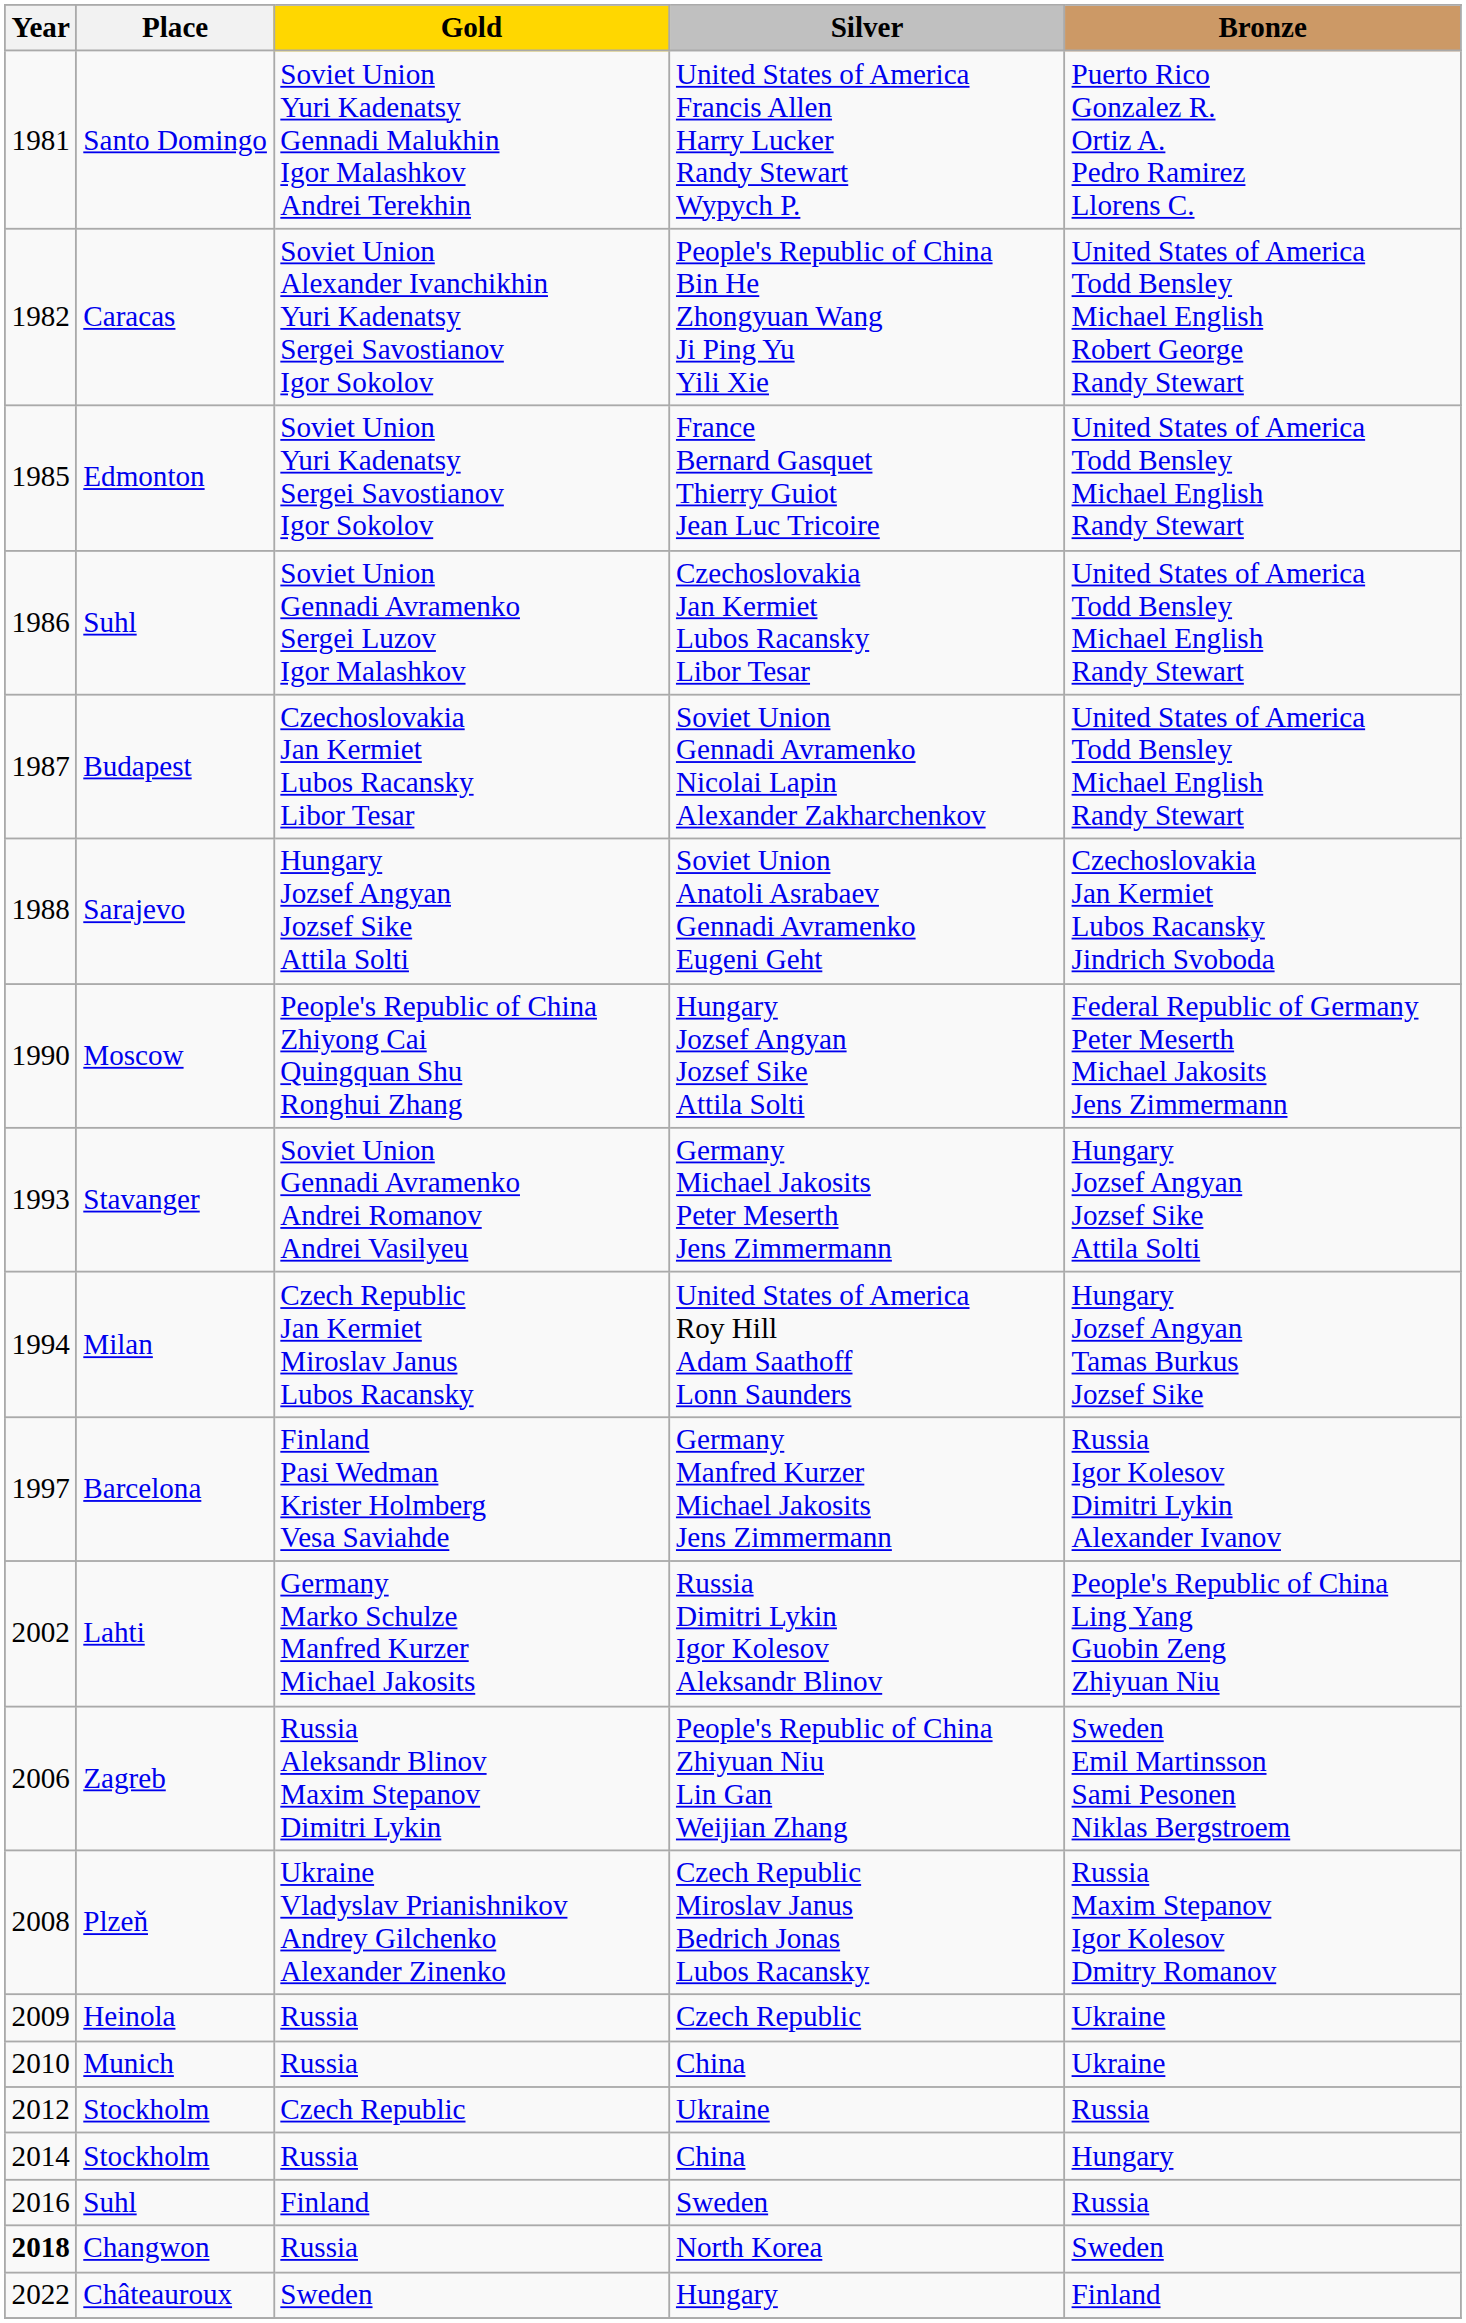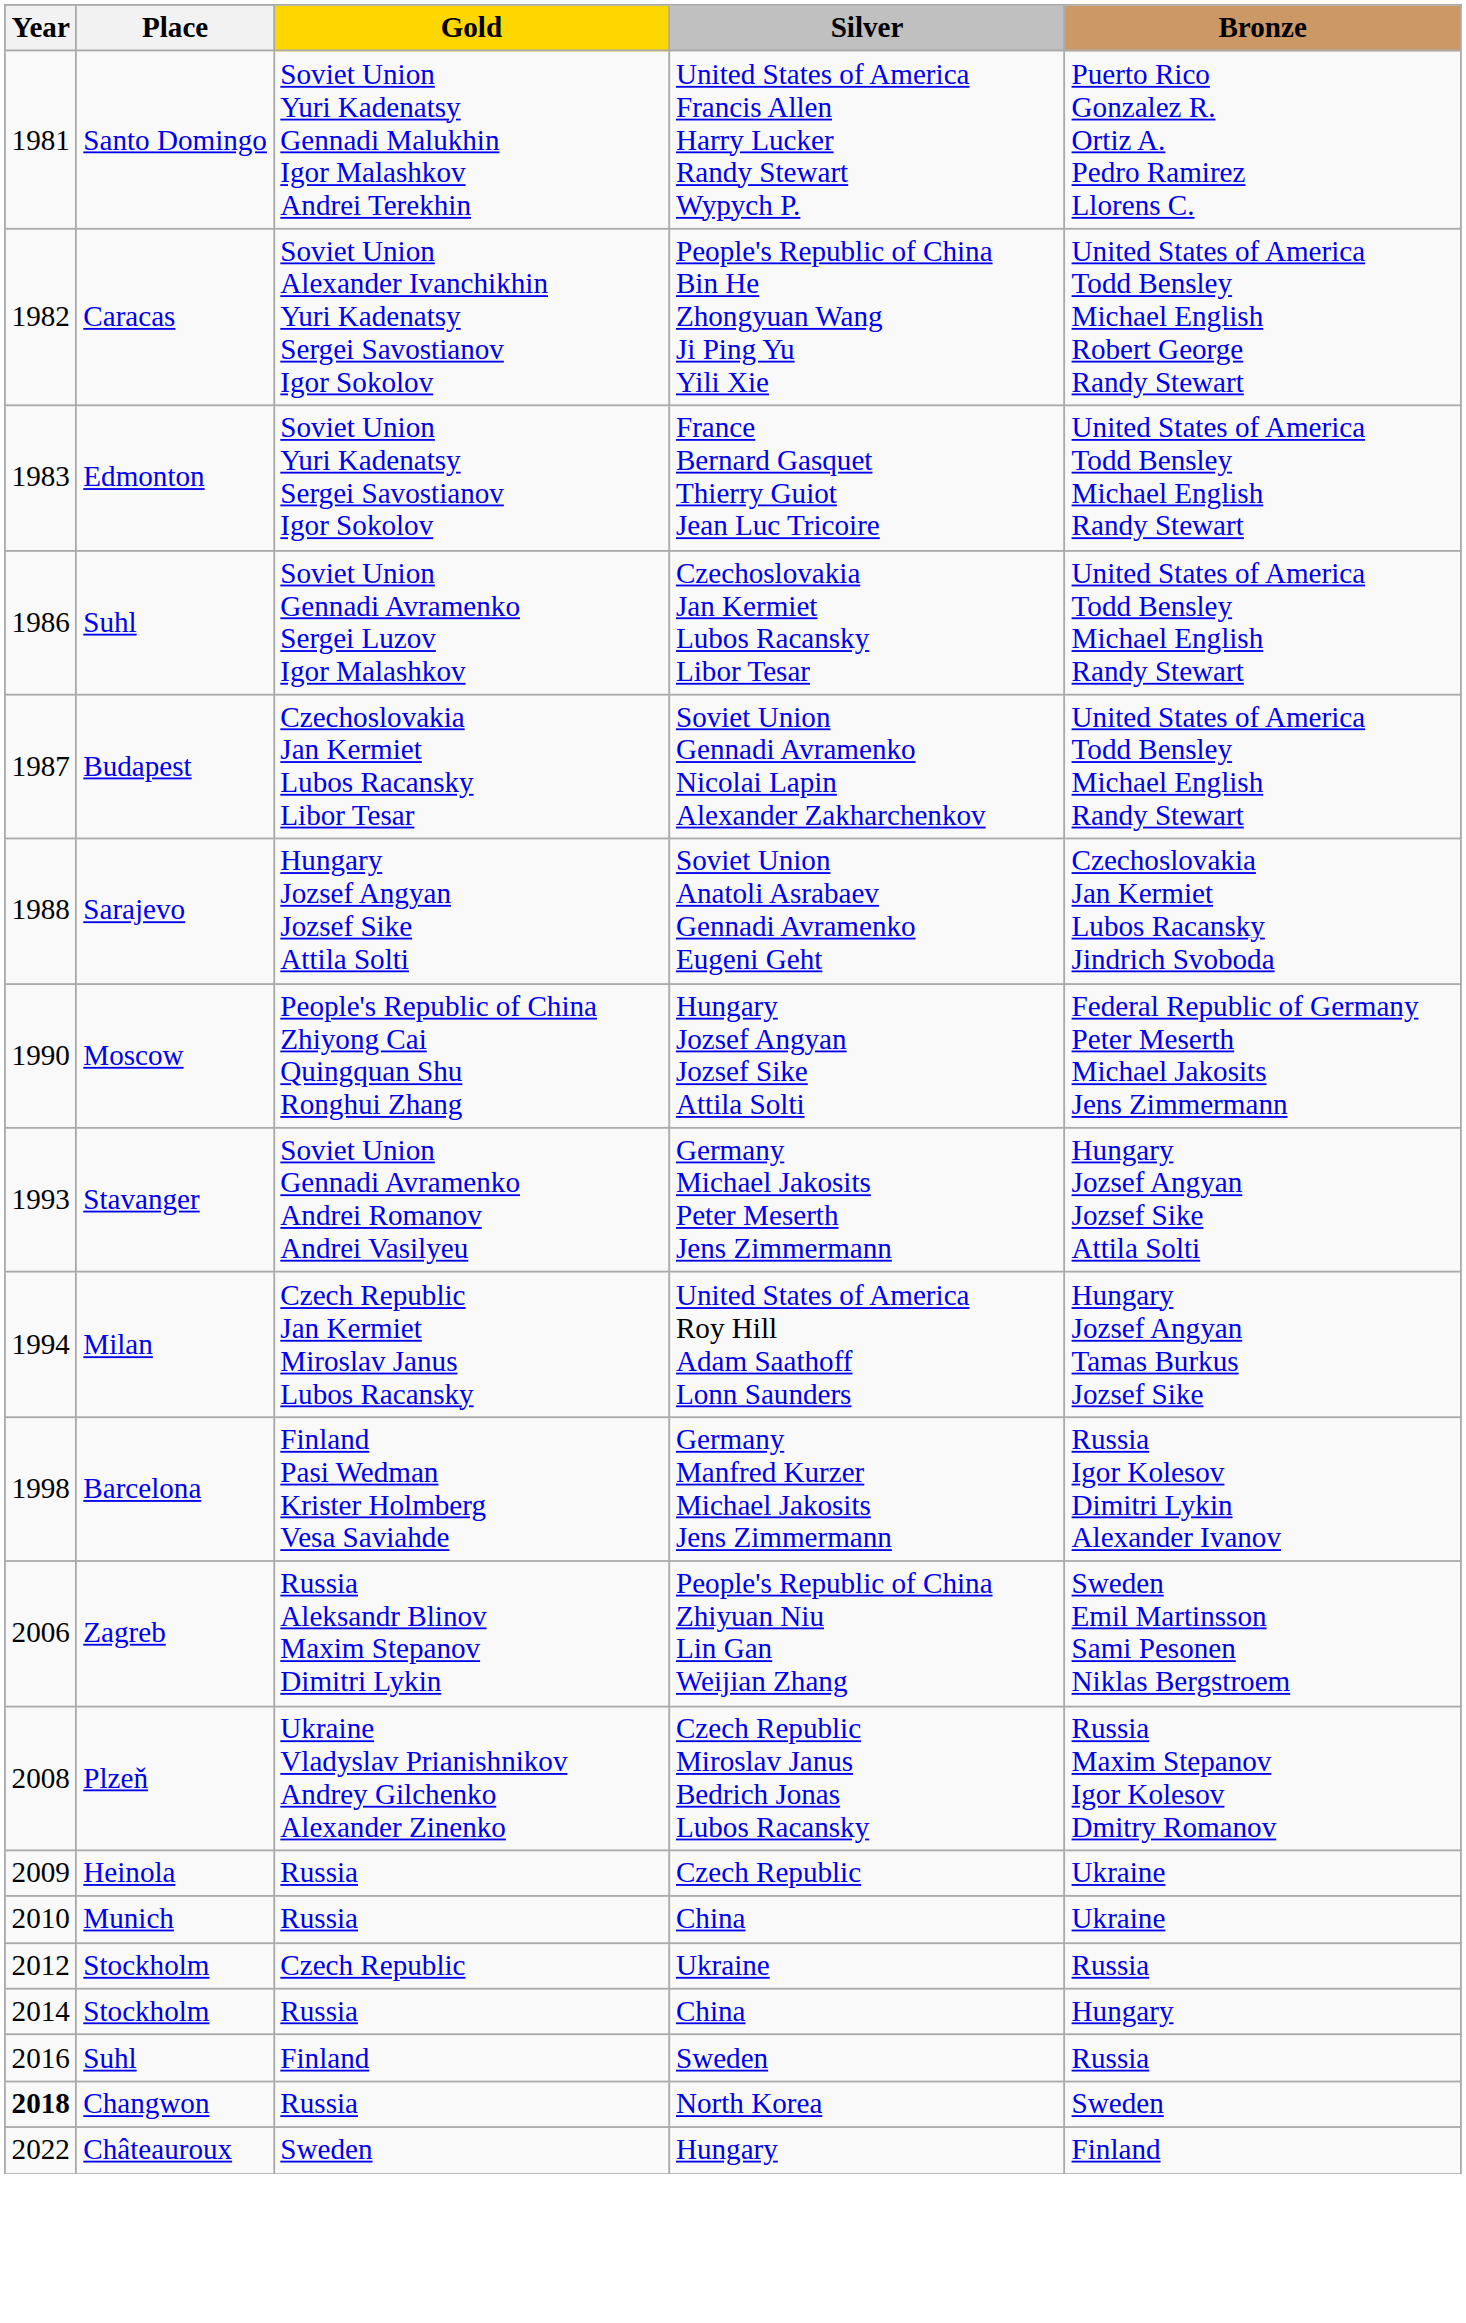(41, 477) 1985 -> (41, 477) 1983
(41, 1488) 1997 -> (41, 1488) 1998
- row: (114, 1633)
